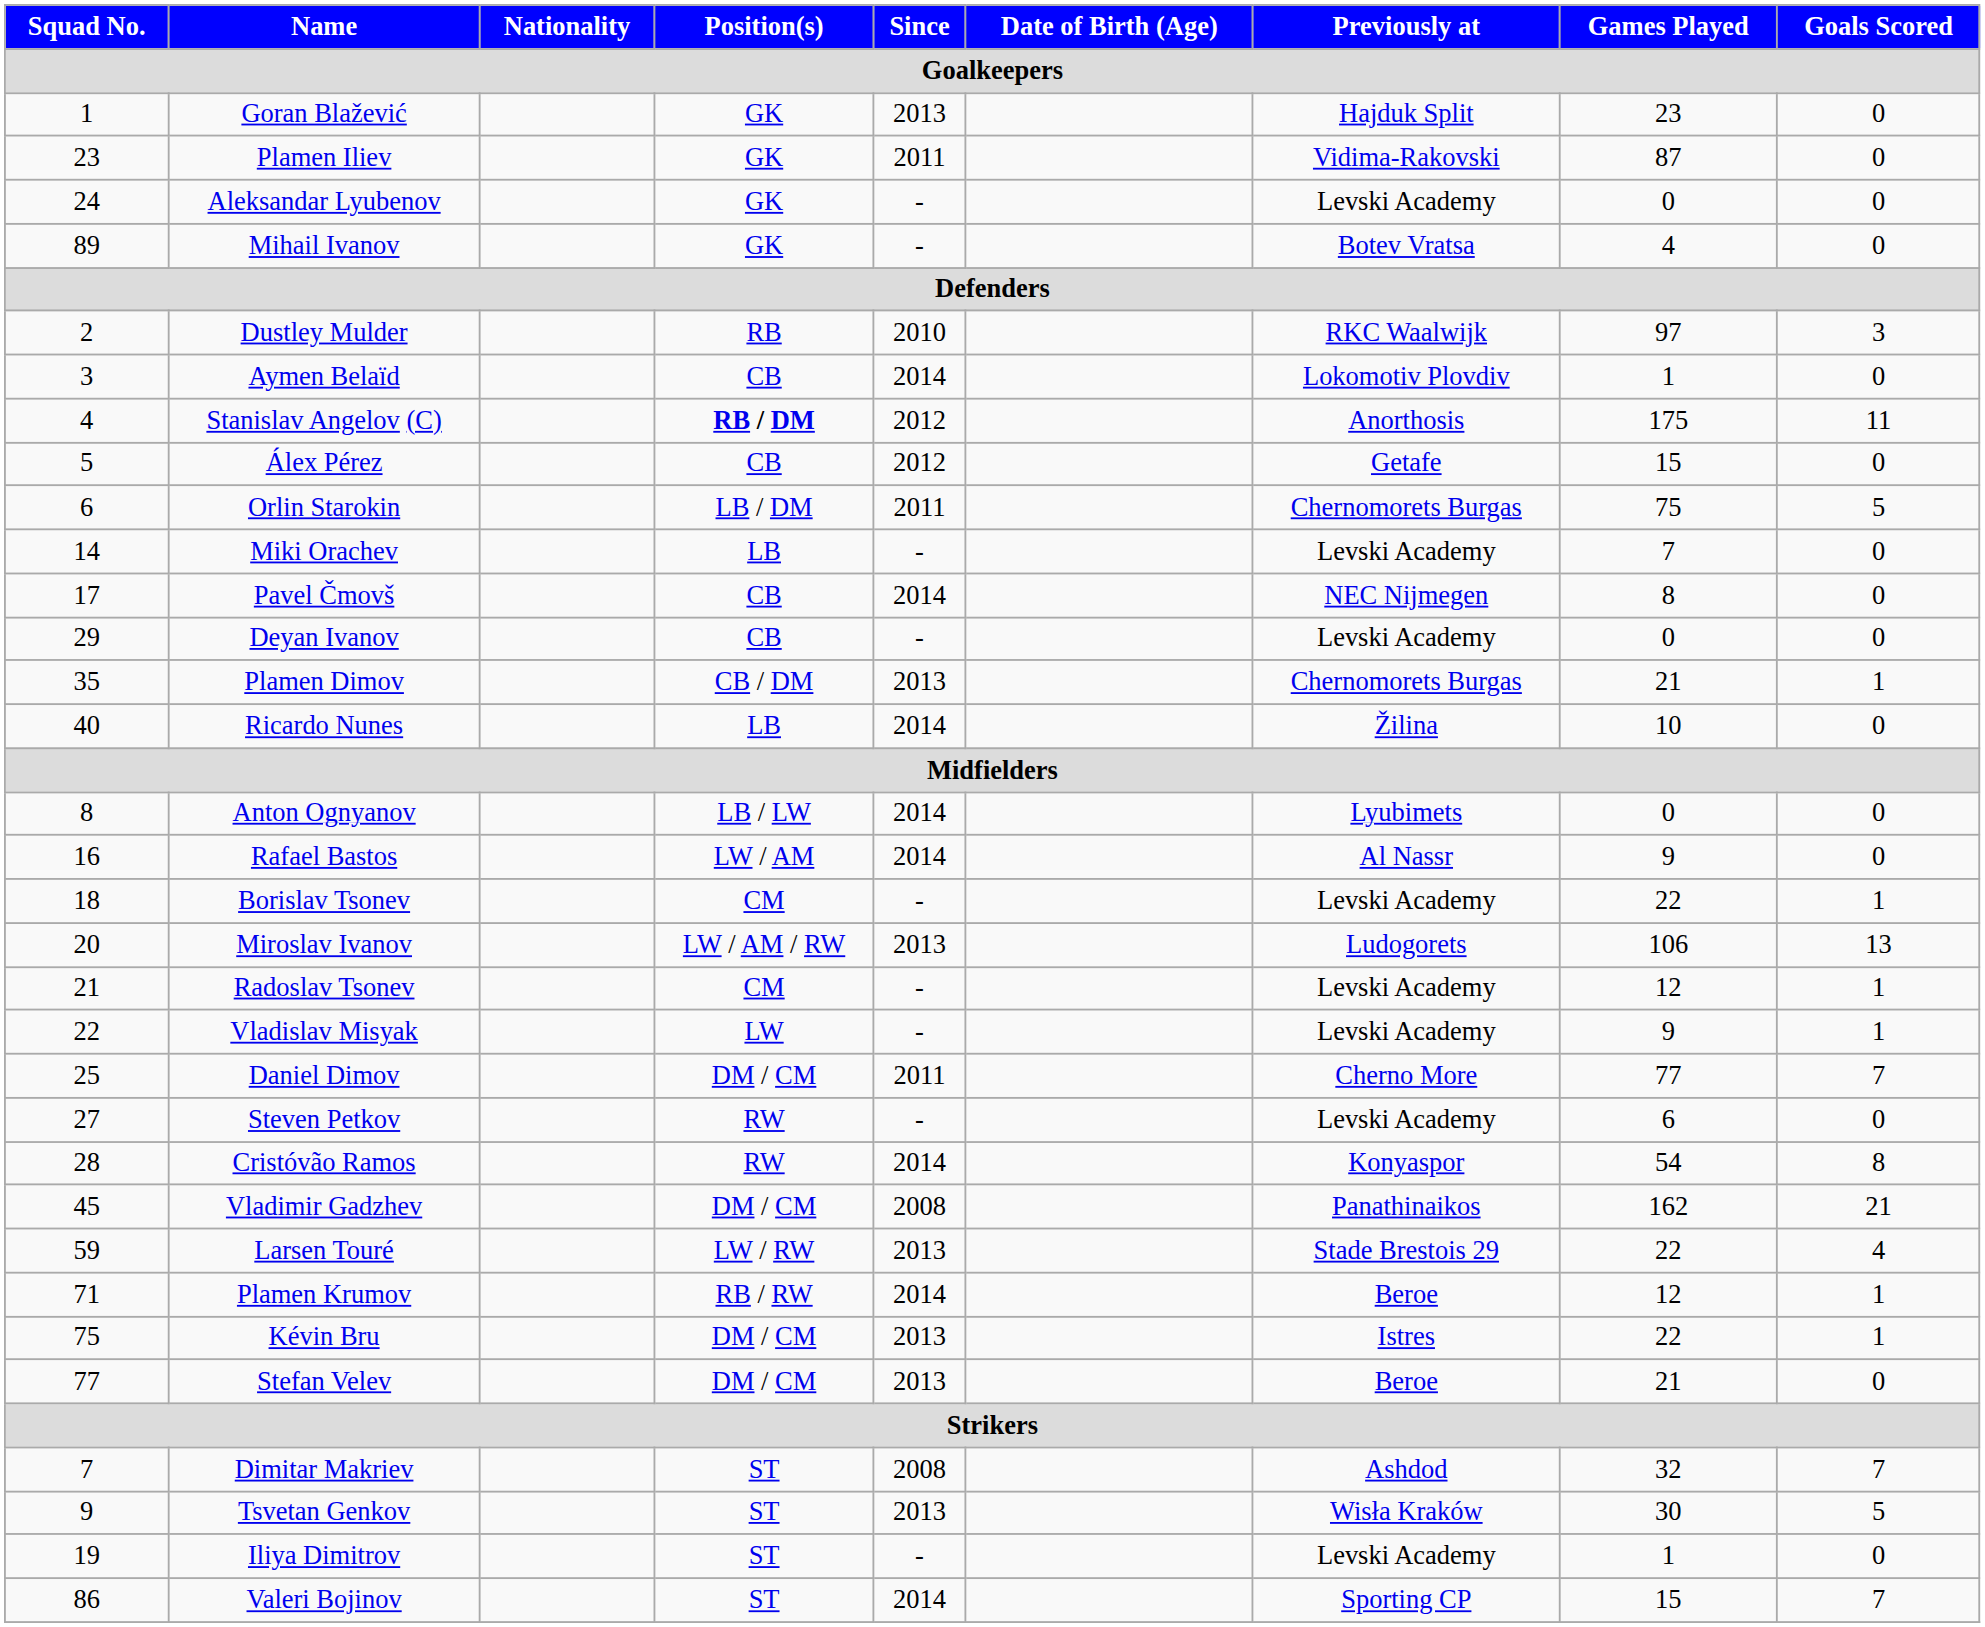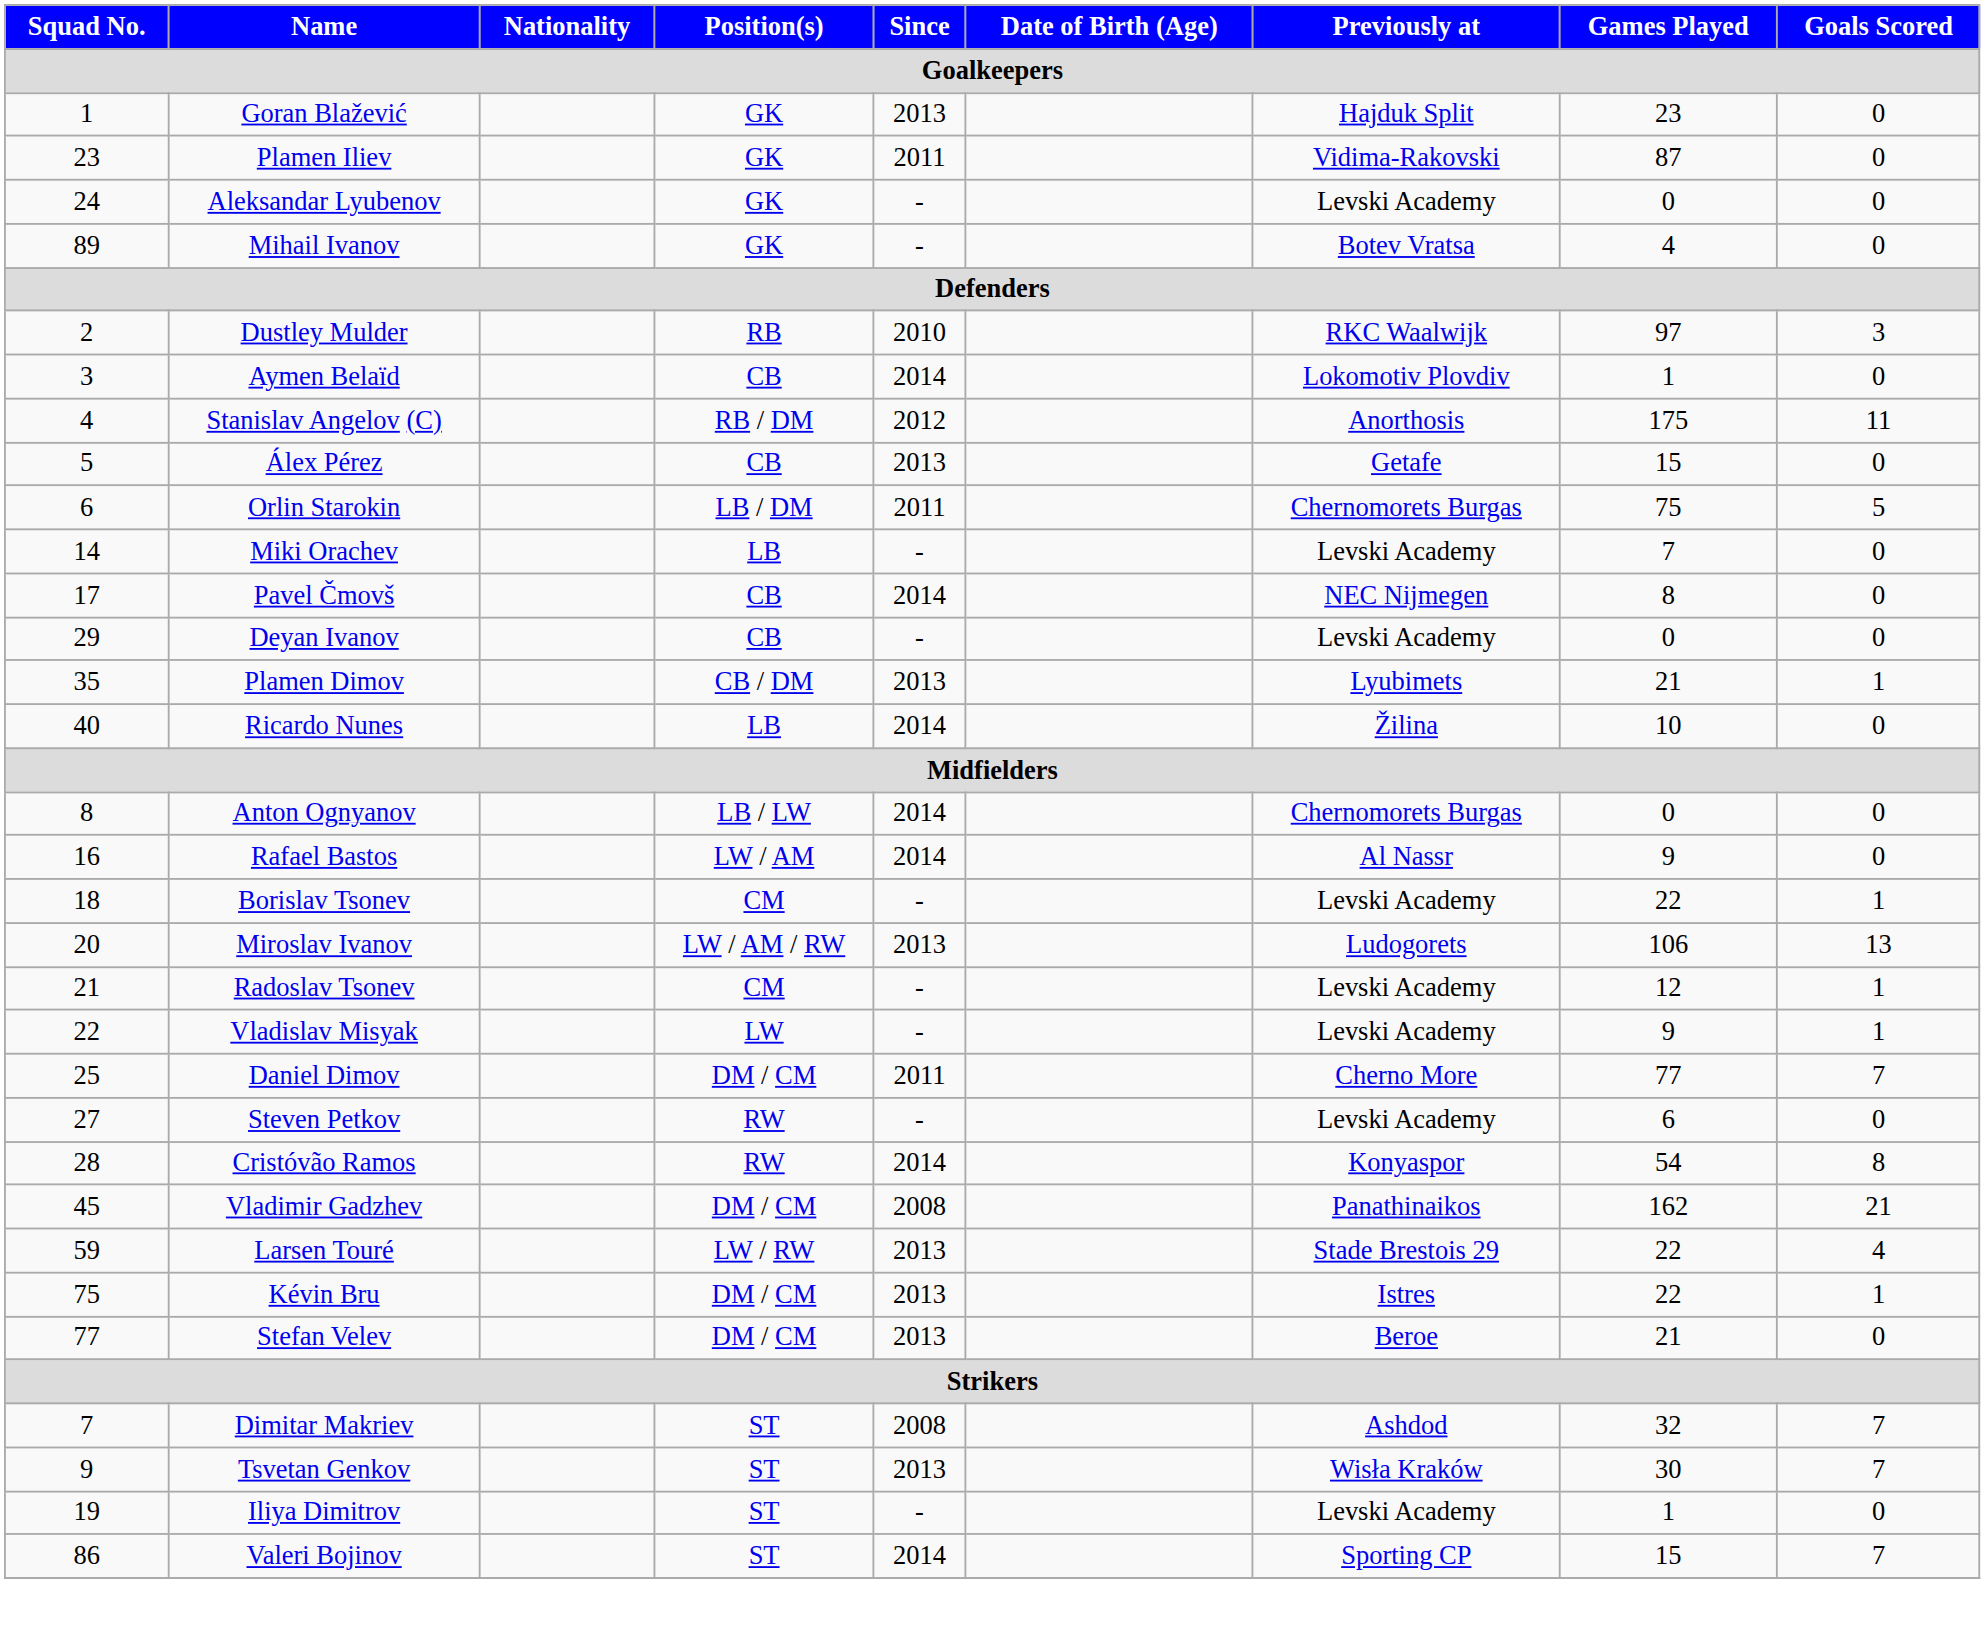(764, 420) bold -> (764, 420) normal
(920, 463) 2012 -> (920, 463) 2013
(1406, 682) Chernomorets Burgas -> (1406, 682) Lyubimets
(1406, 813) Lyubimets -> (1406, 813) Chernomorets Burgas
- row: (324, 1294)
(1879, 1512) 5 -> (1879, 1468) 7
